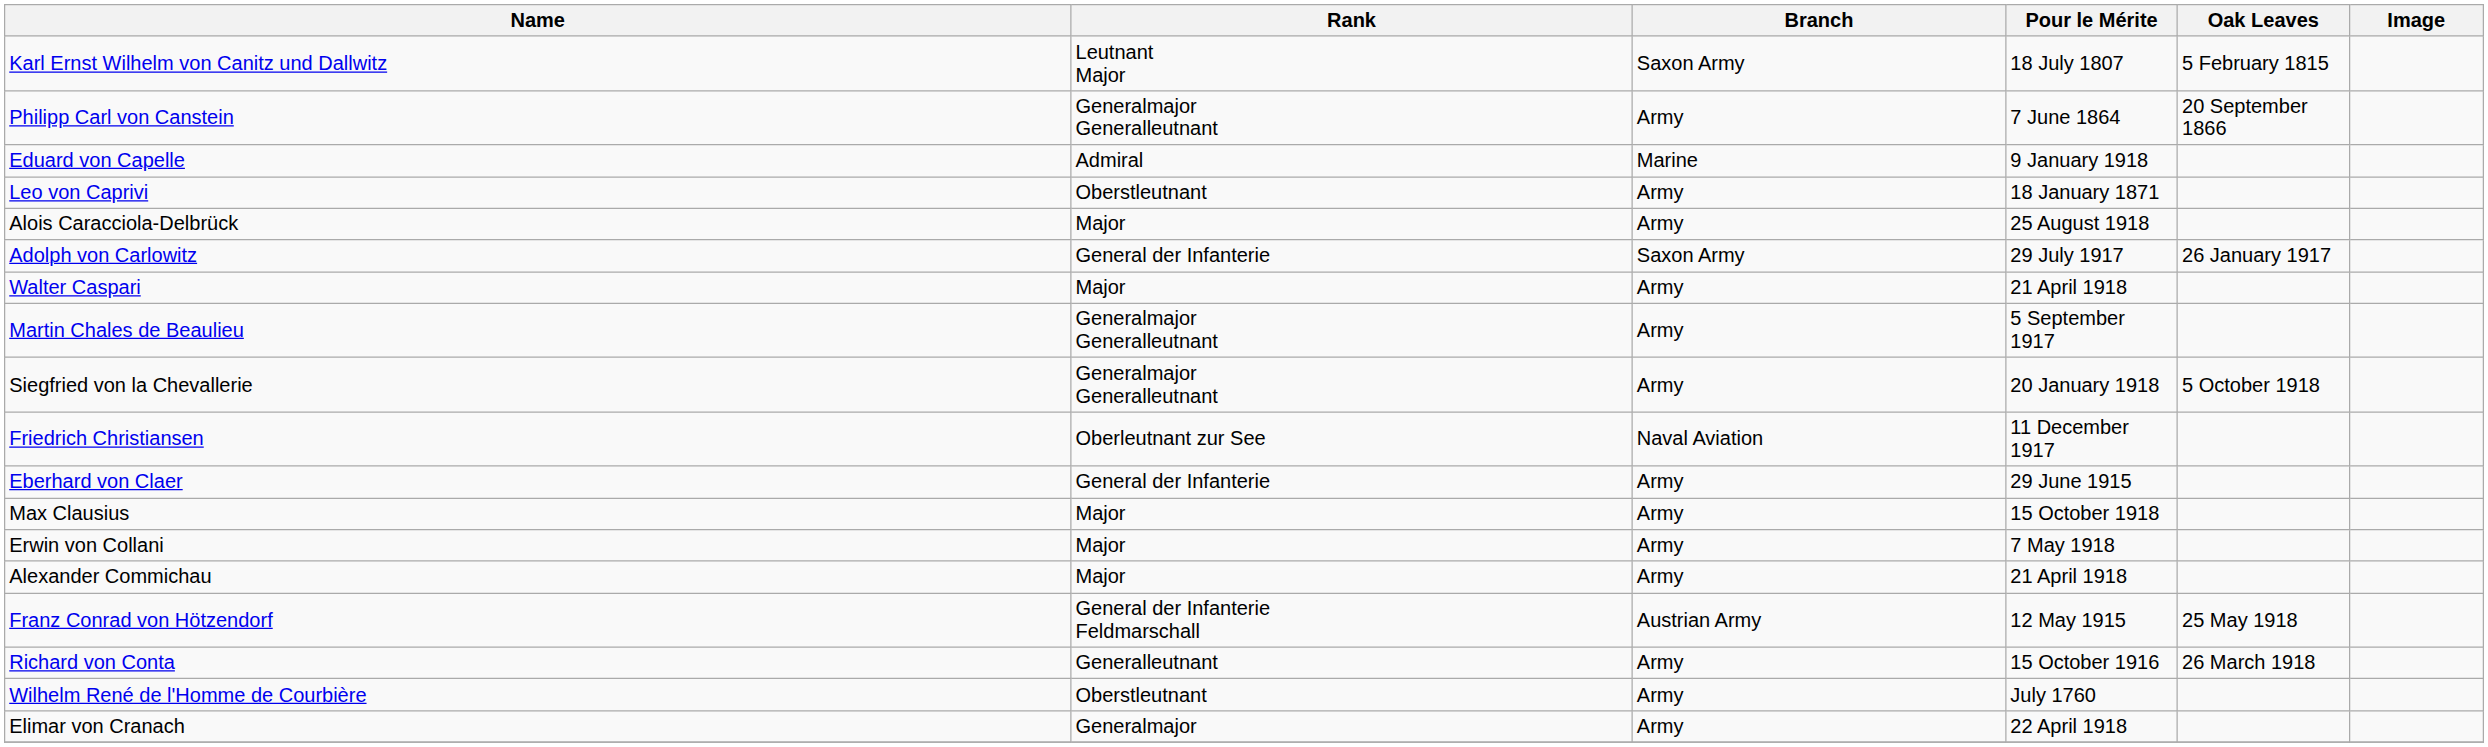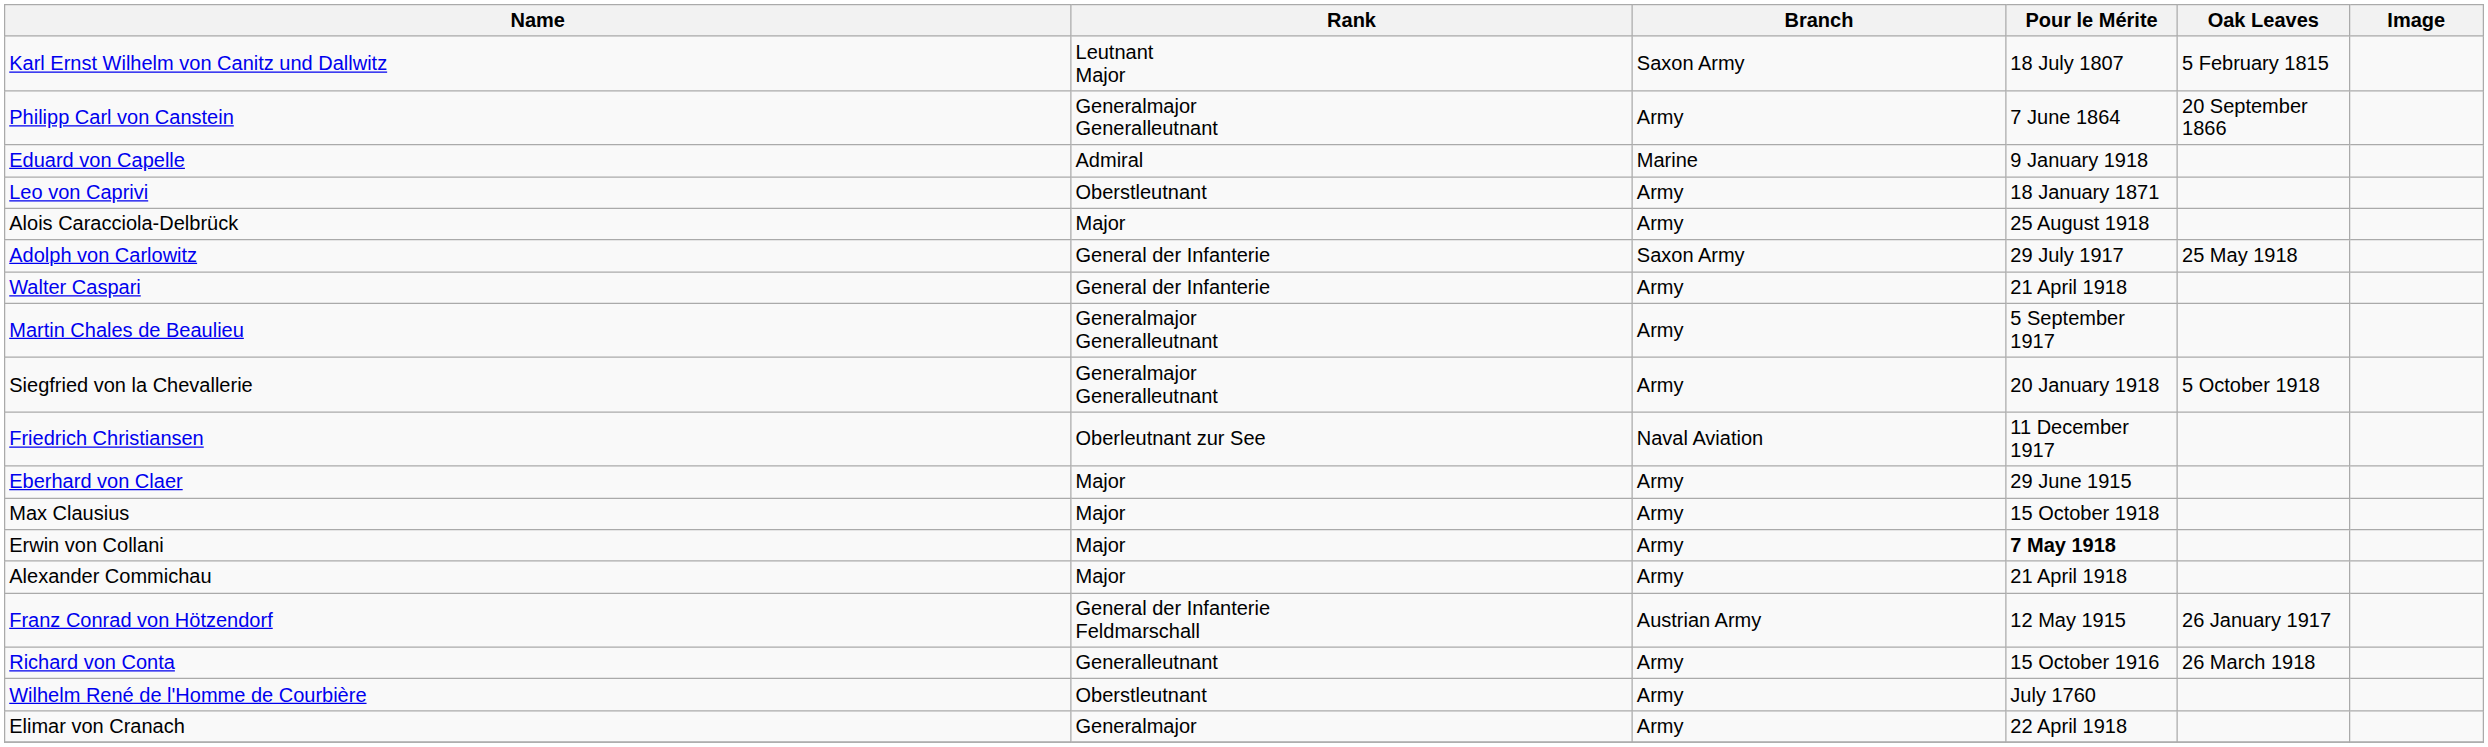(2257, 255) 26 January 1917 -> (2240, 255) 25 May 1918
(1101, 287) Major -> (1173, 287) General der Infanterie
(1173, 481) General der Infanterie -> (1101, 481) Major
(2063, 545) normal -> (2063, 545) bold
(2240, 619) 25 May 1918 -> (2257, 619) 26 January 1917
